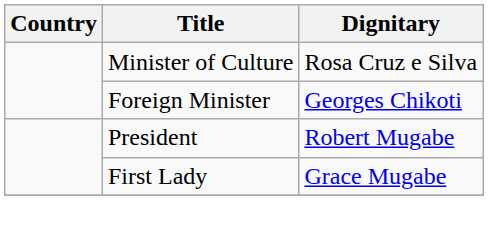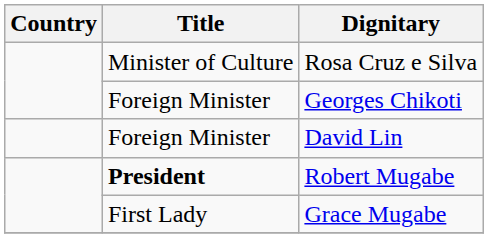+ row: (353, 137)
(153, 137) normal -> (156, 175) bold
